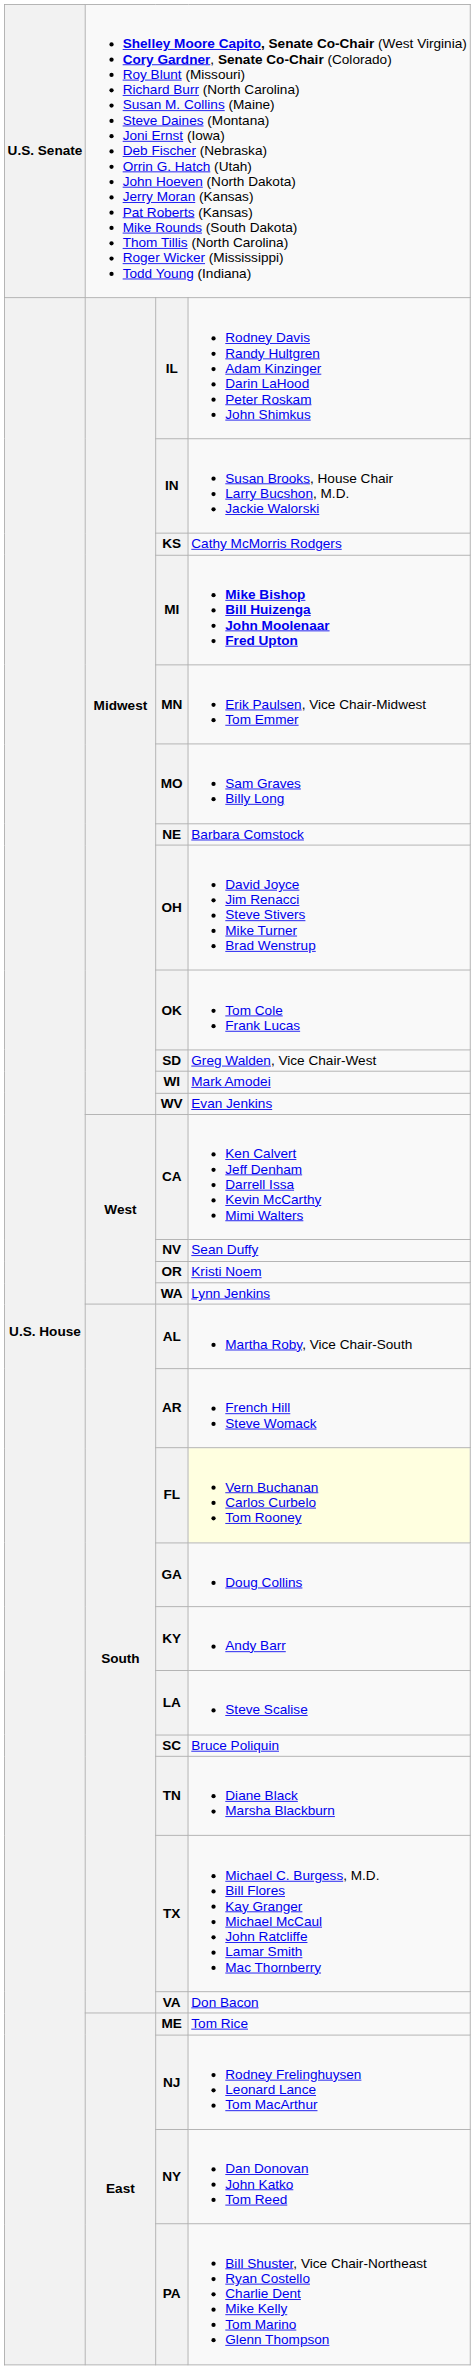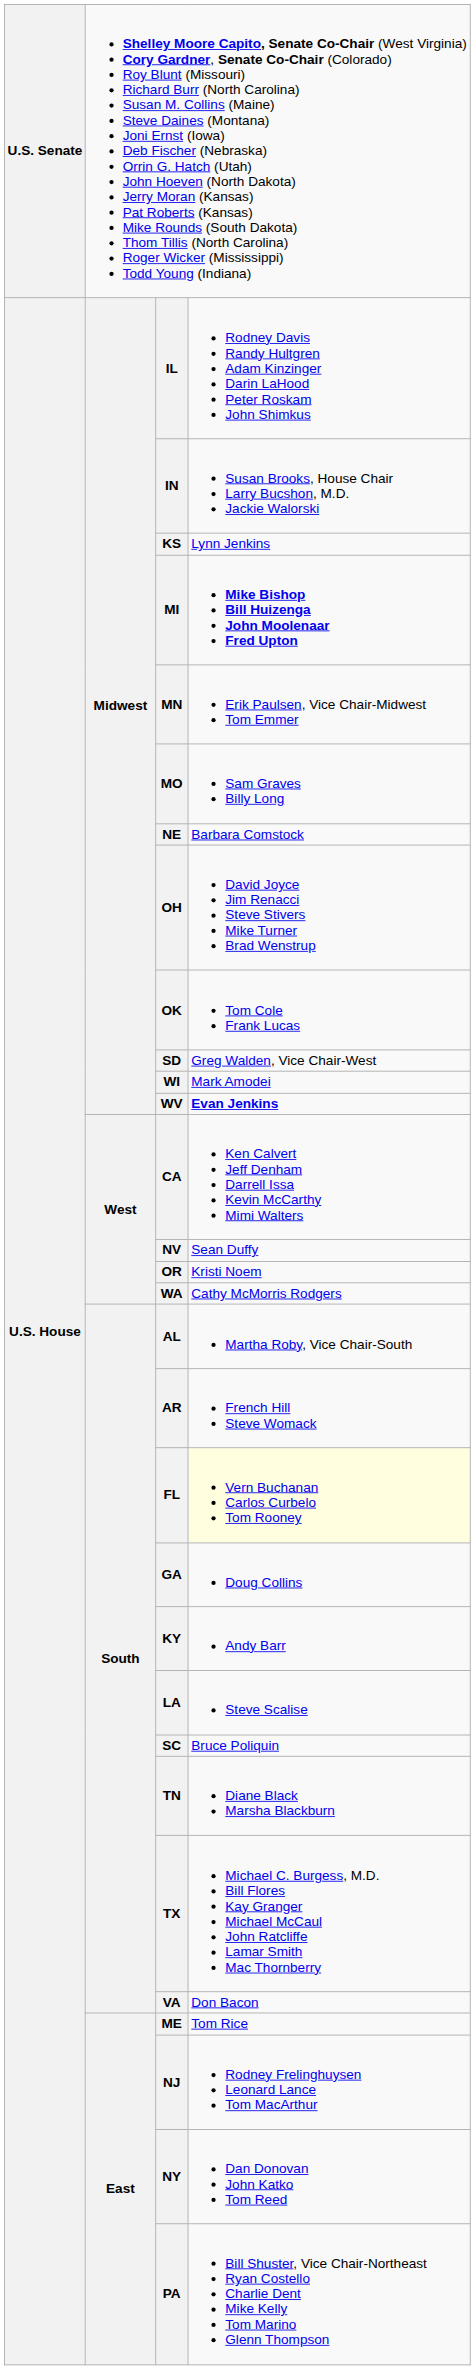(266, 544) Cathy McMorris Rodgers -> (231, 544) Lynn Jenkins
(232, 1103) normal -> (235, 1103) bold
(231, 1293) Lynn Jenkins -> (266, 1293) Cathy McMorris Rodgers
